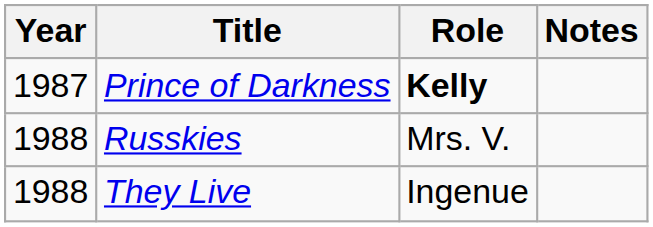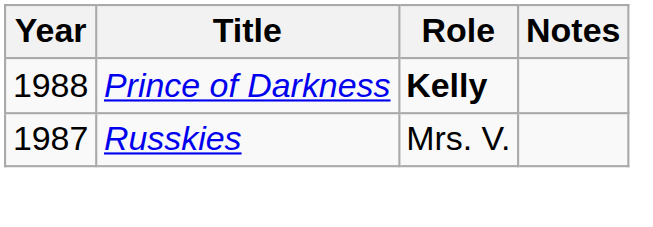(51, 85) 1987 -> (51, 85) 1988
(51, 138) 1988 -> (51, 138) 1987
- row: (178, 192)
